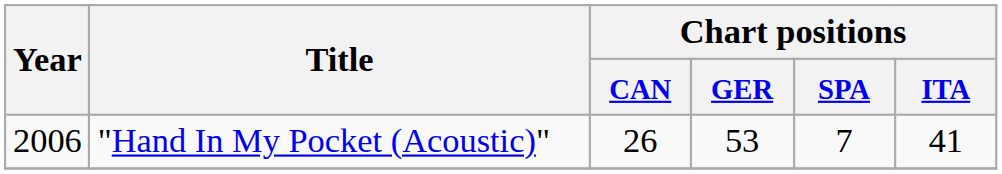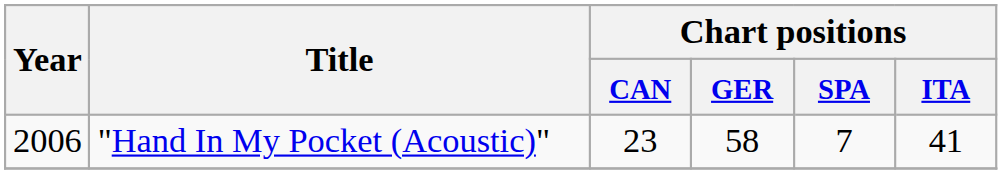(640, 140) 26 -> (640, 140) 23
(742, 140) 53 -> (742, 140) 58
